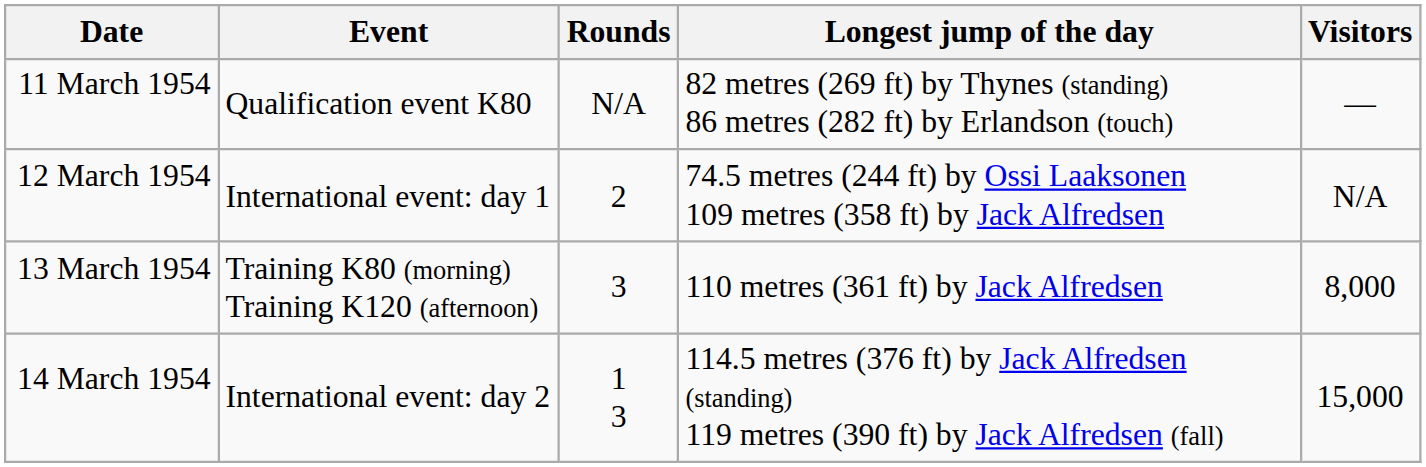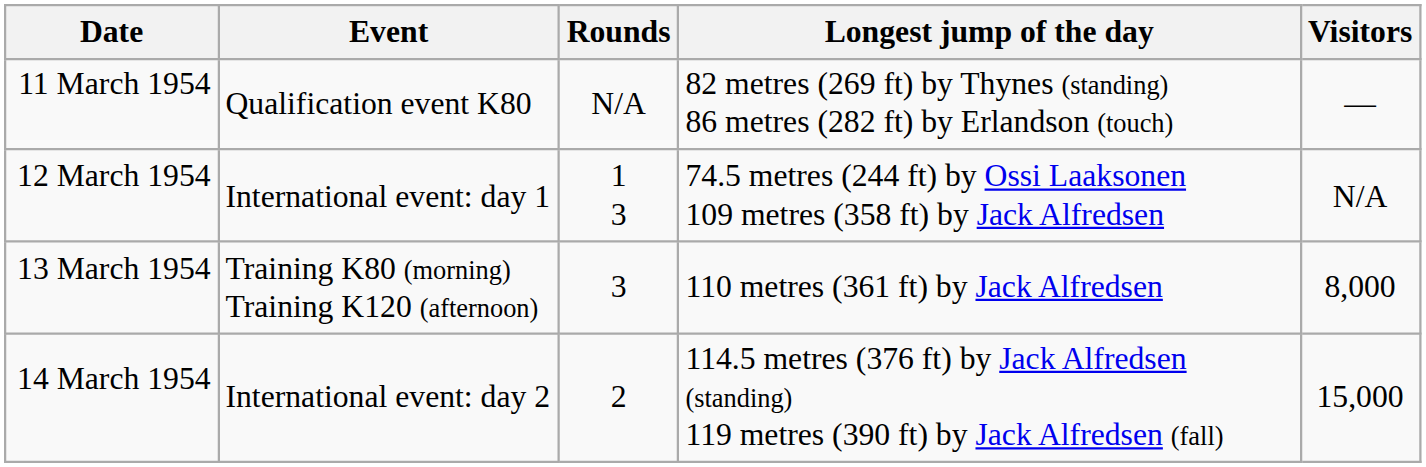(619, 194) 2 -> (619, 194) 1 3
(619, 396) 1 3 -> (619, 396) 2
